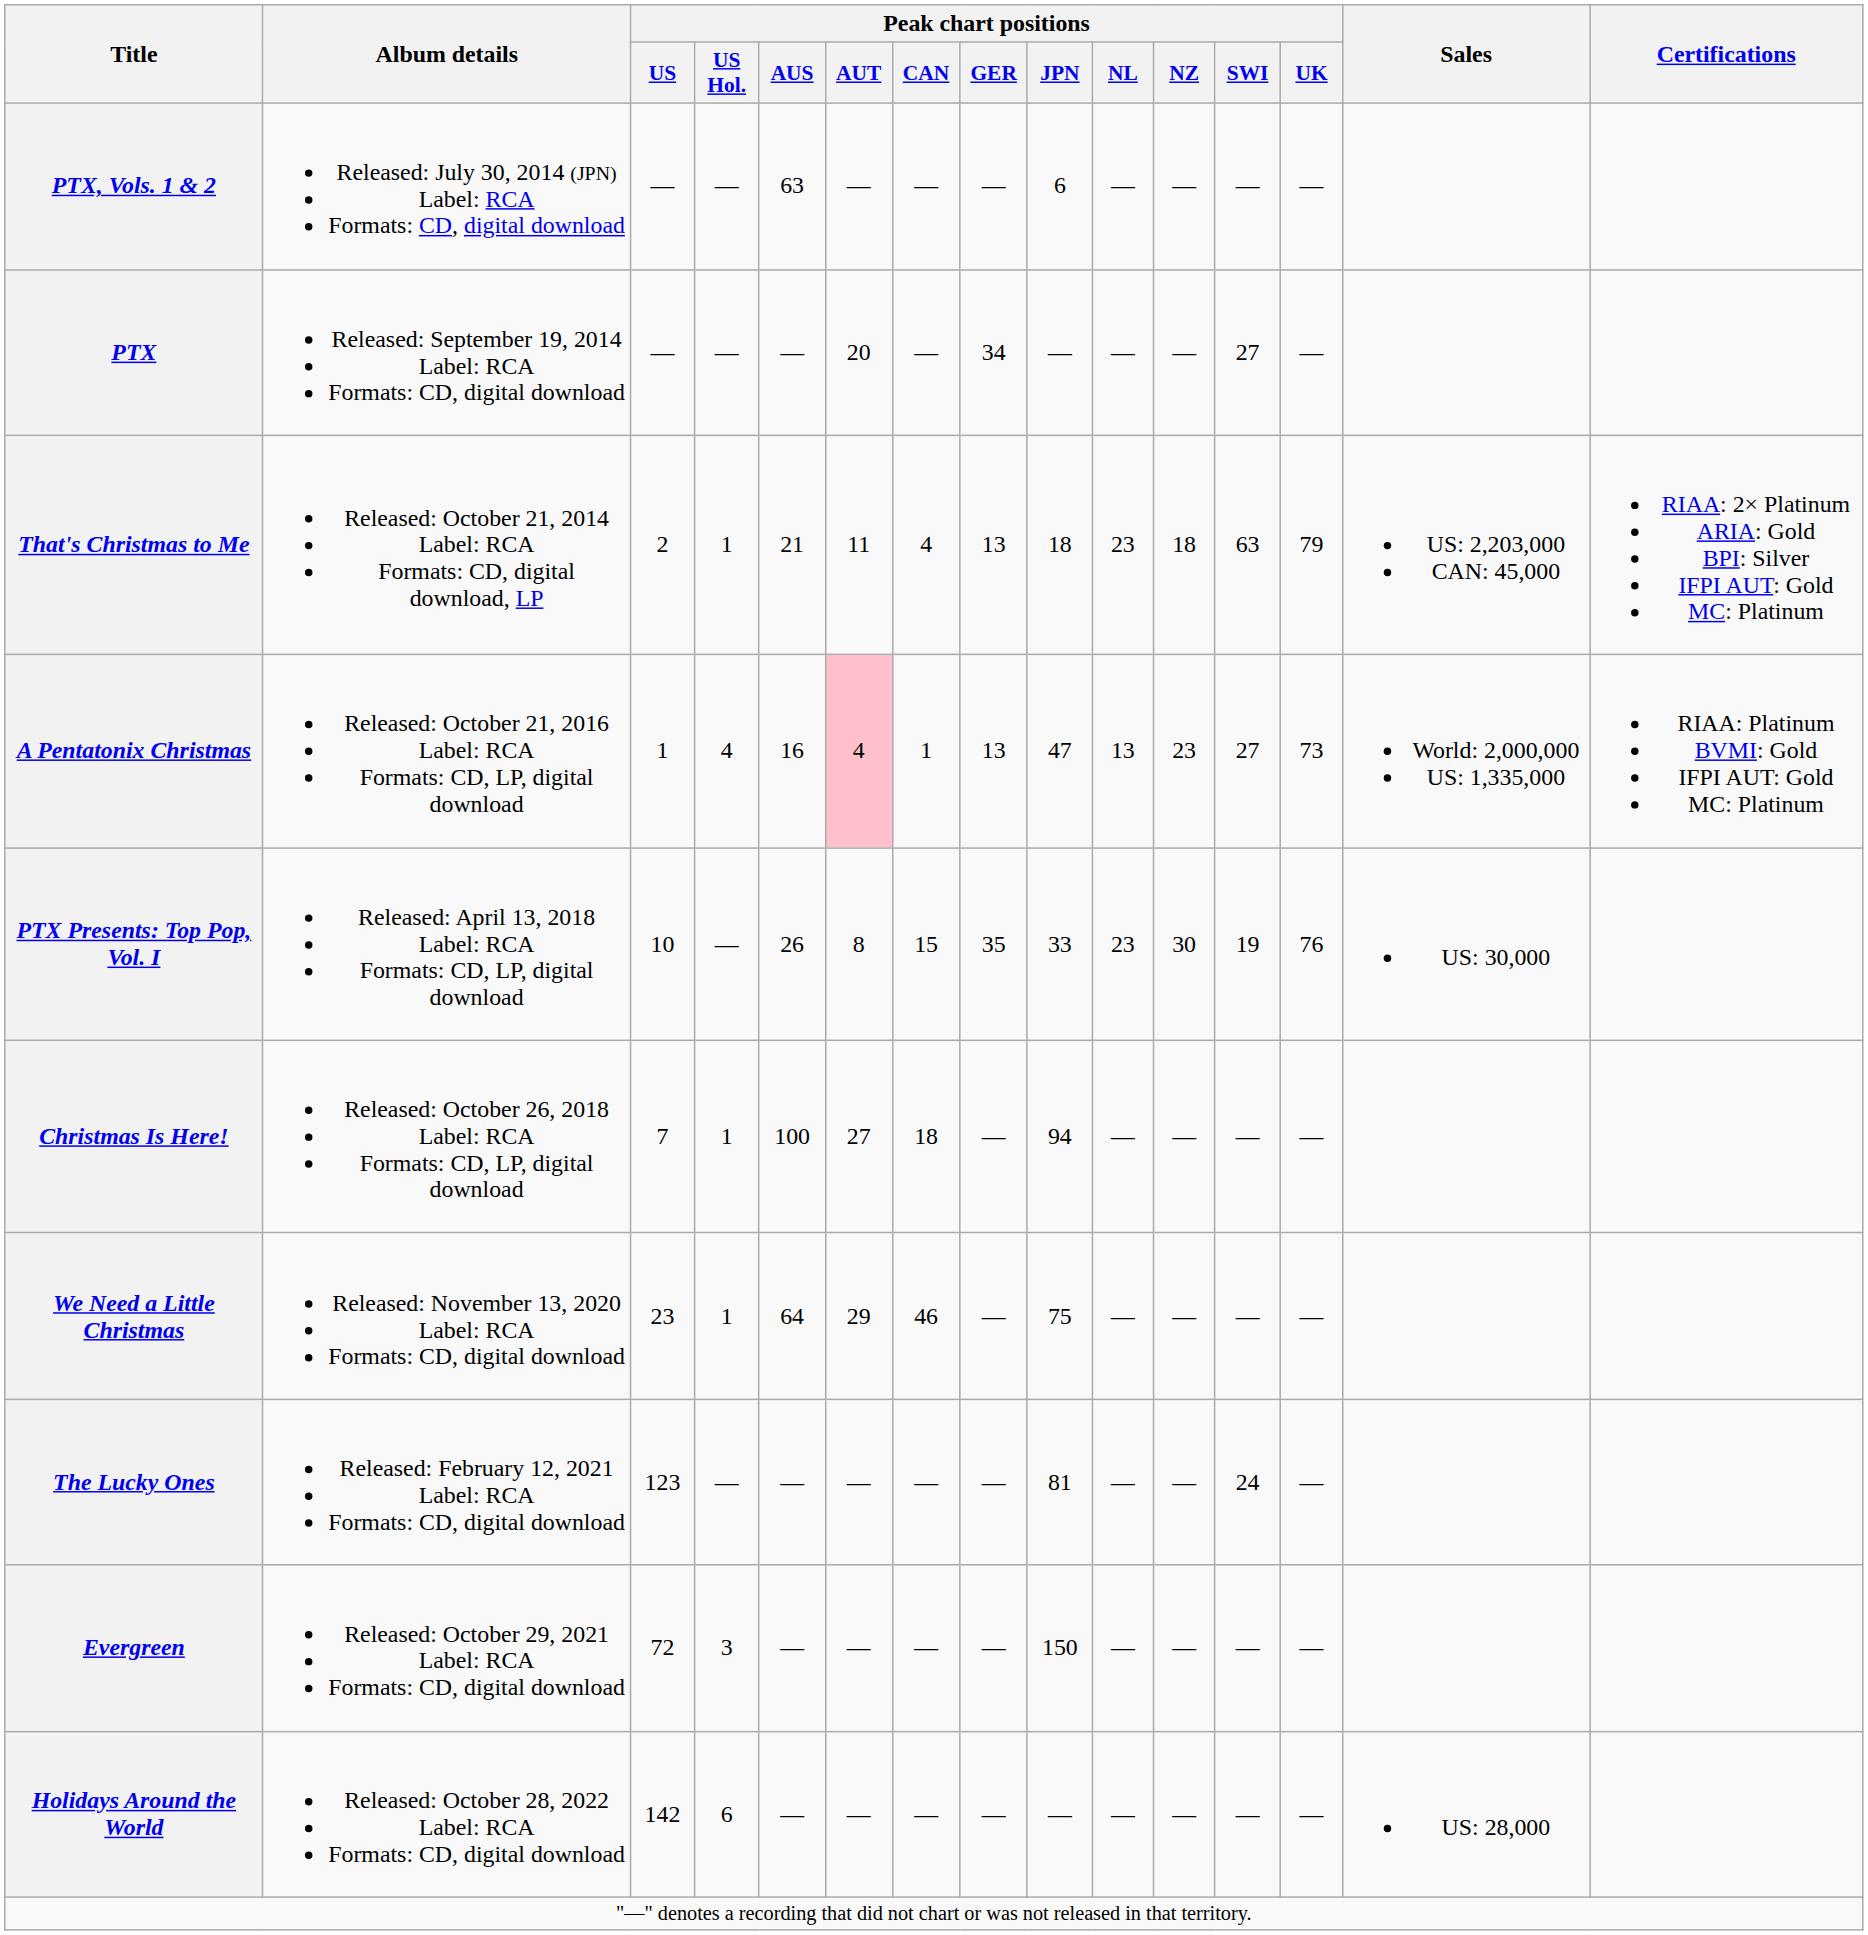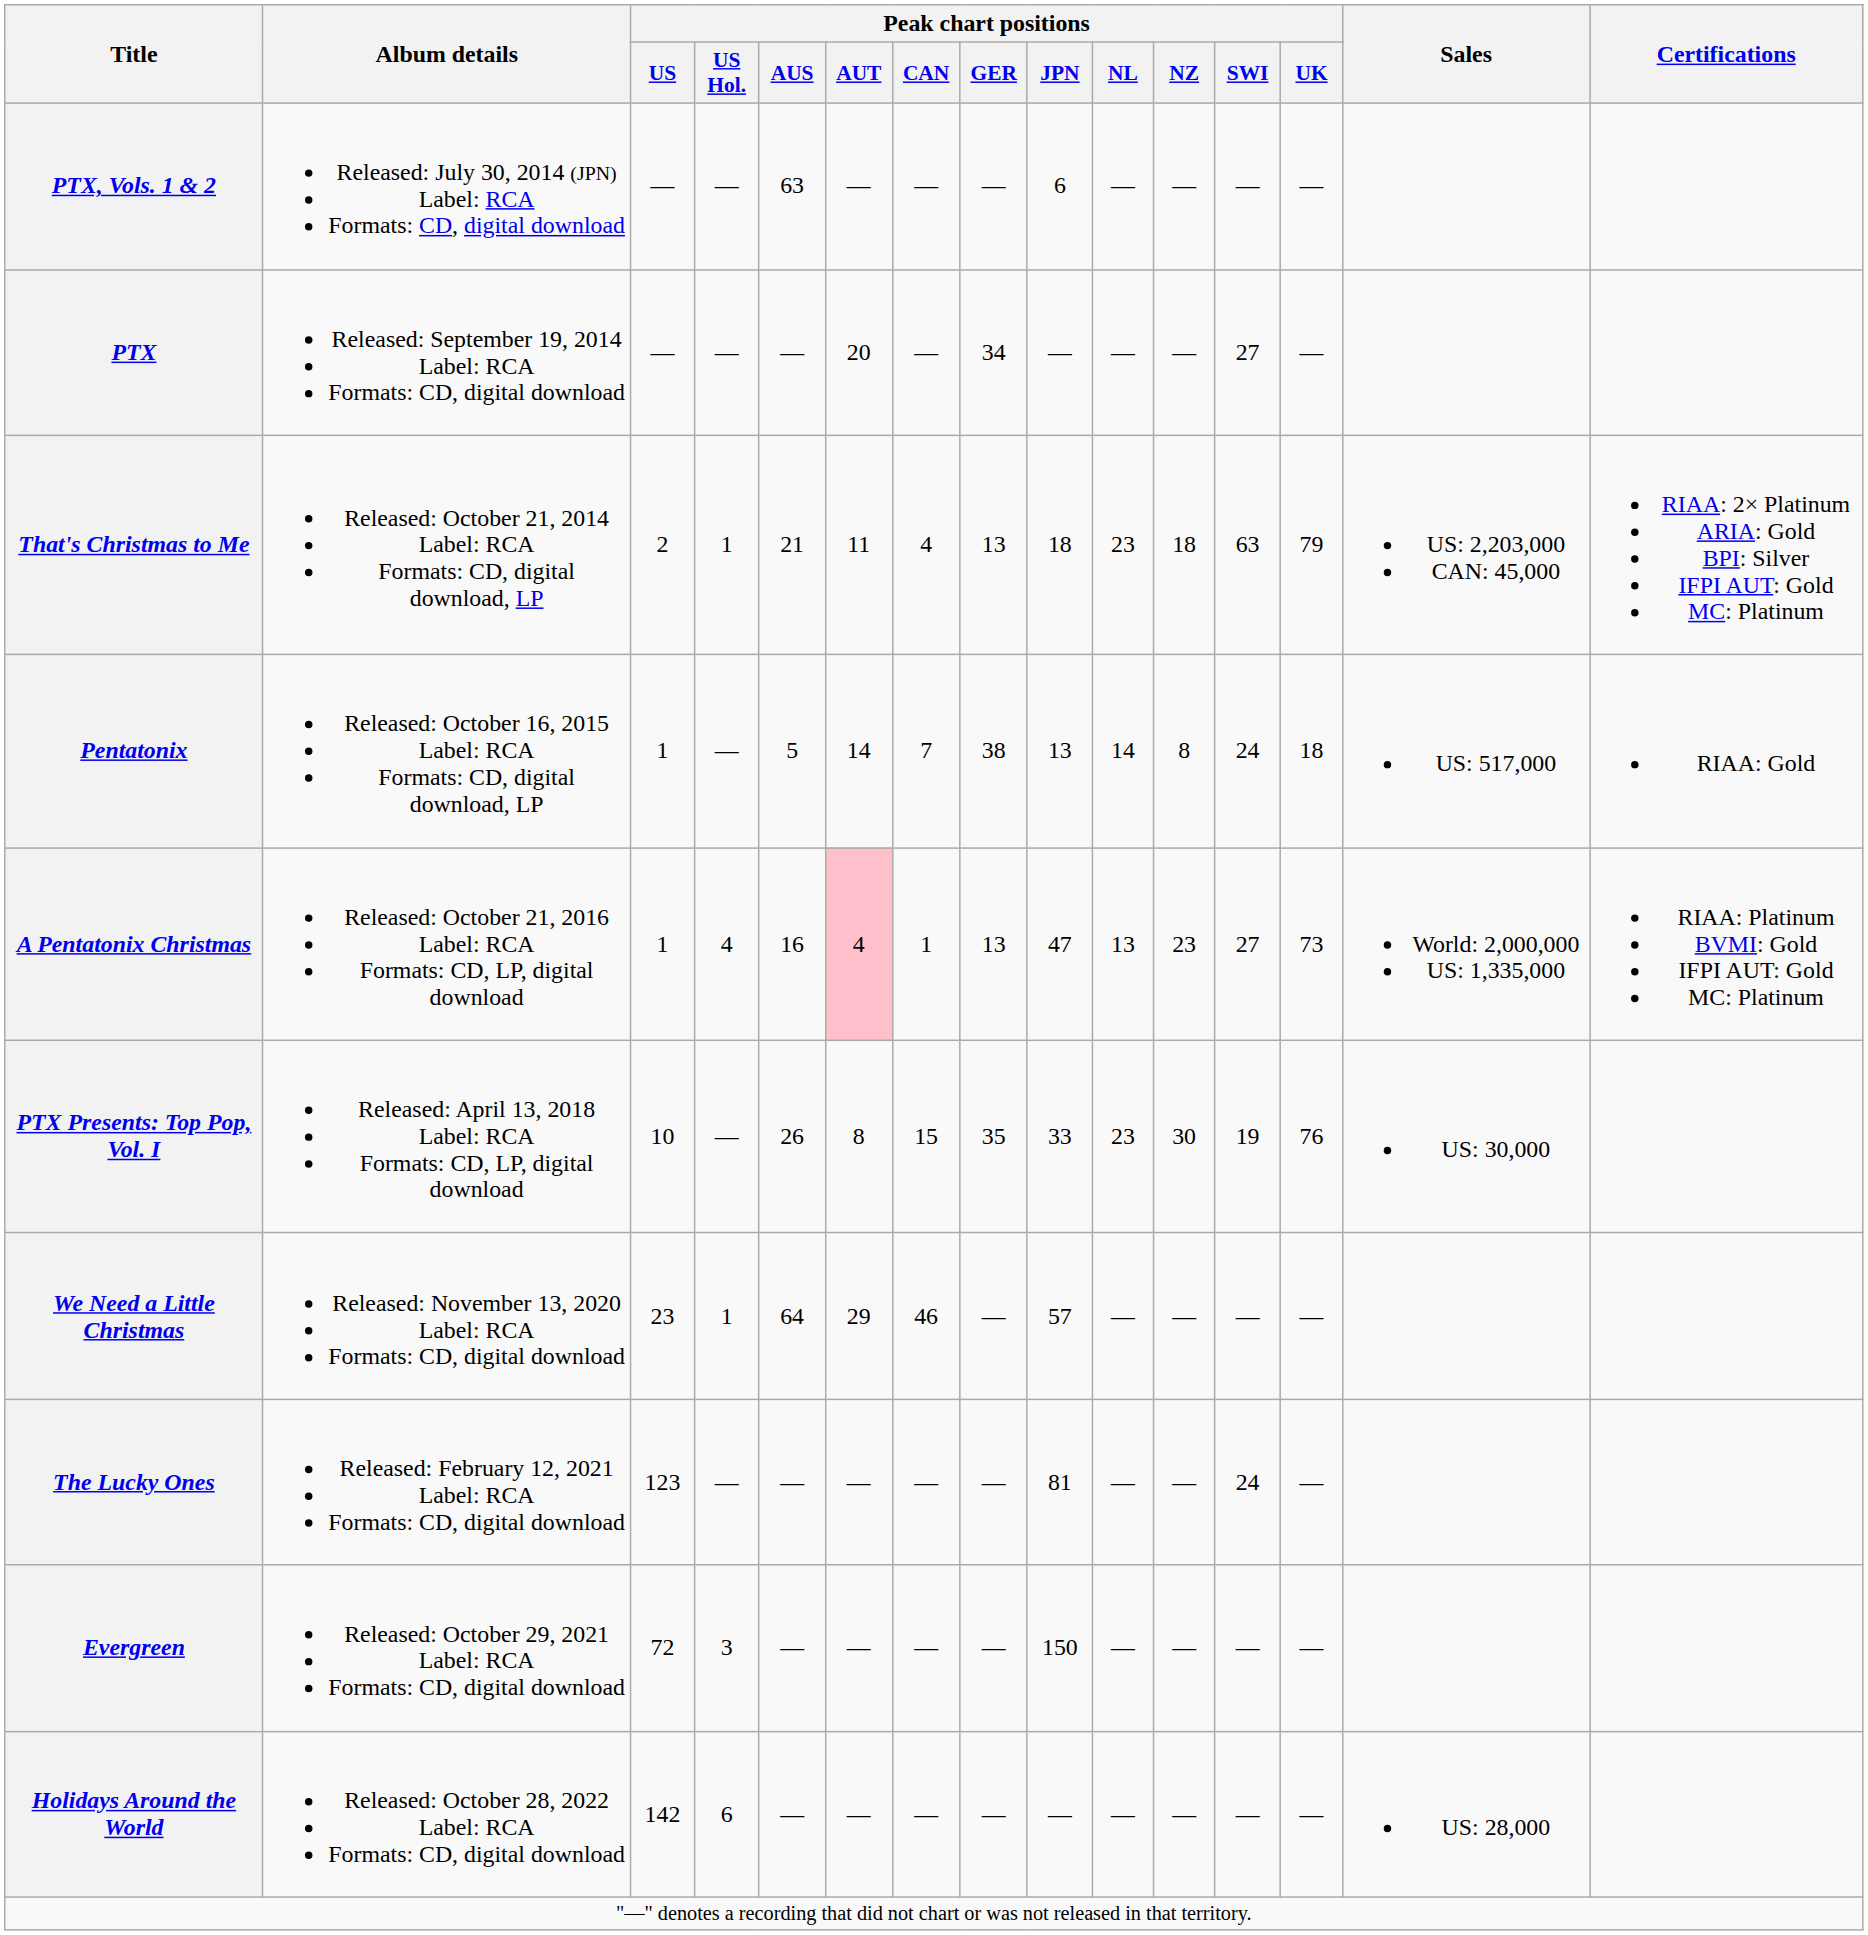+ row: (134, 750)
- row: (134, 1136)
(1060, 1315) 75 -> (1060, 1315) 57
